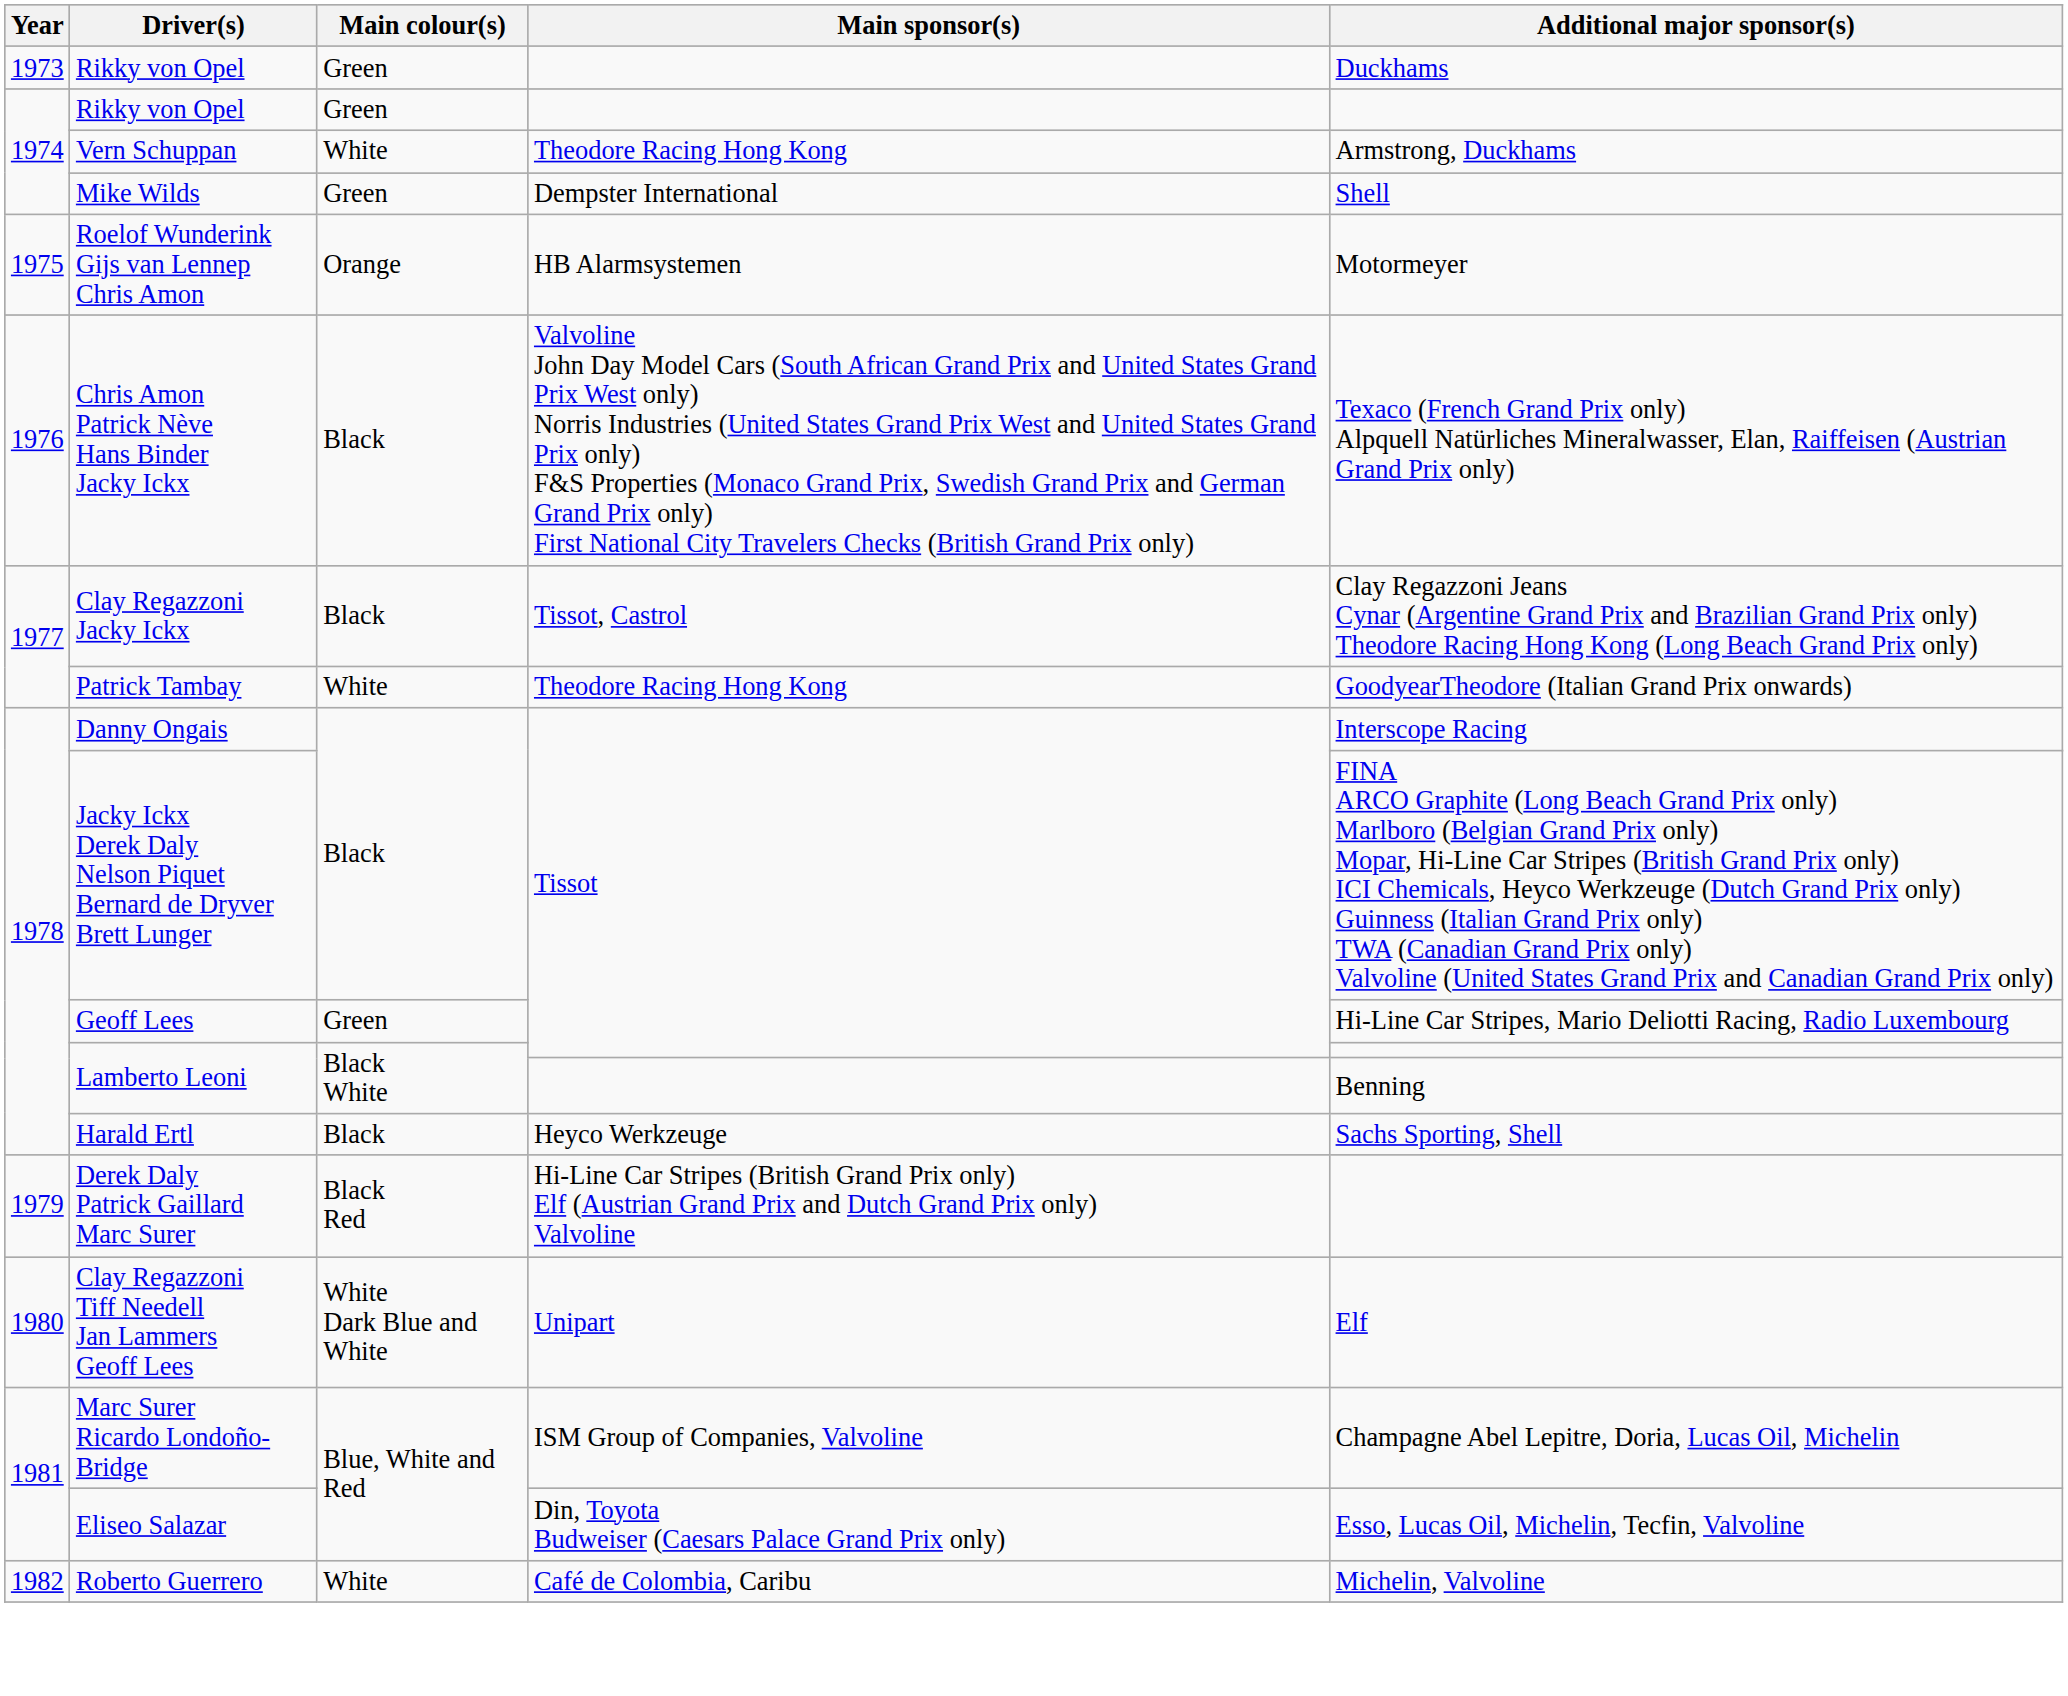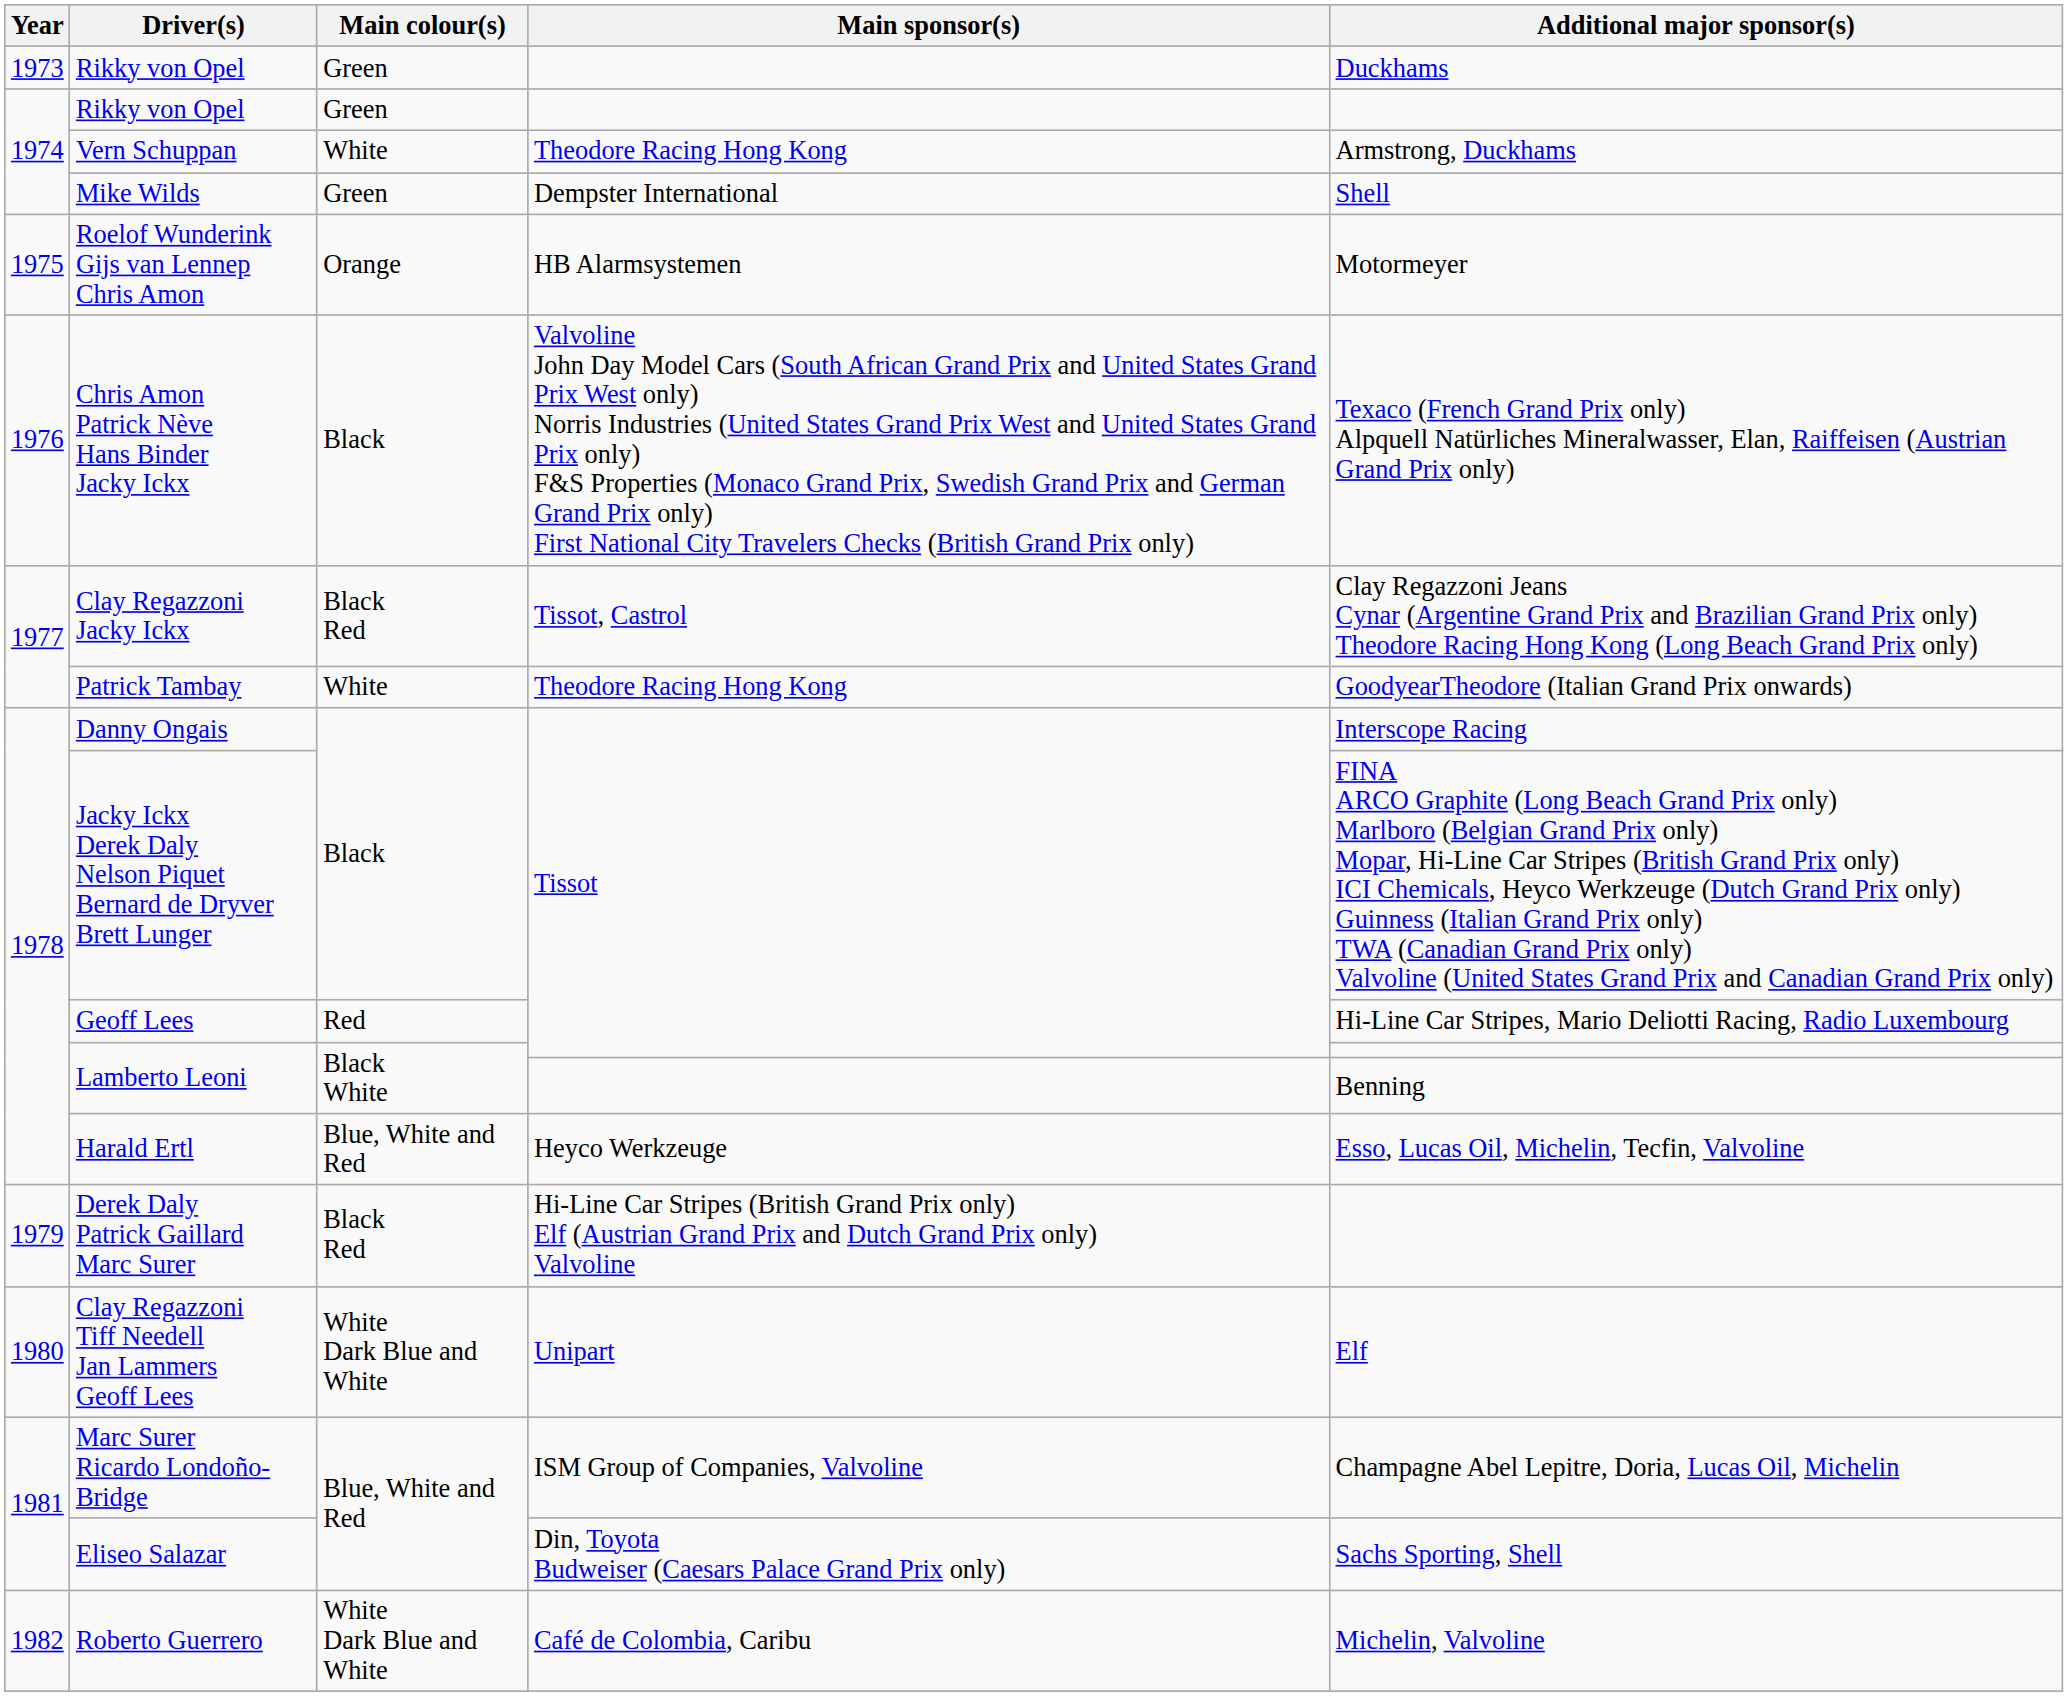(354, 615) Black -> (354, 615) Black Red
(356, 1020) Green -> (345, 1020) Red
(354, 1134) Black -> (409, 1148) Blue, White and Red
(1449, 1134) Sachs Sporting, Shell -> (1570, 1148) Esso, Lucas Oil, Michelin, Tecfin, Valvoline
(1570, 1524) Esso, Lucas Oil, Michelin, Tecfin, Valvoline -> (1449, 1553) Sachs Sporting, Shell
(356, 1580) White -> (400, 1640) White Dark Blue and White
